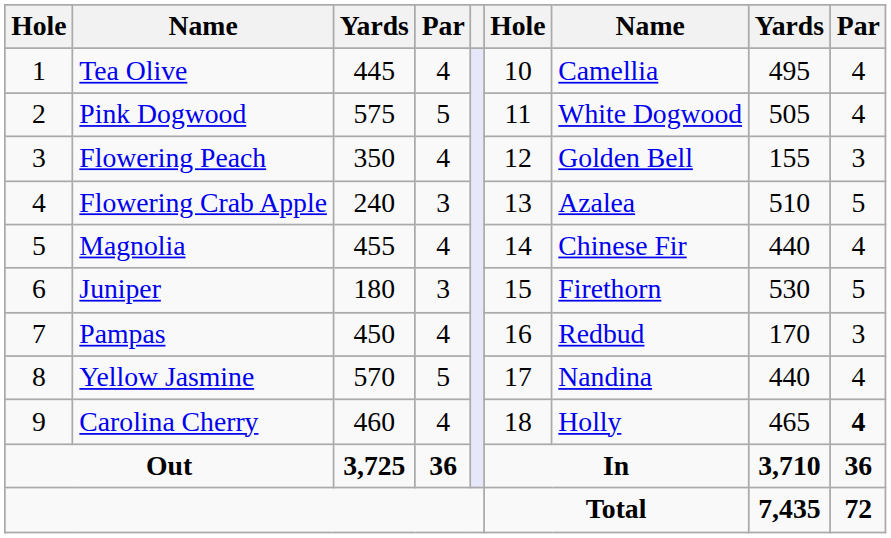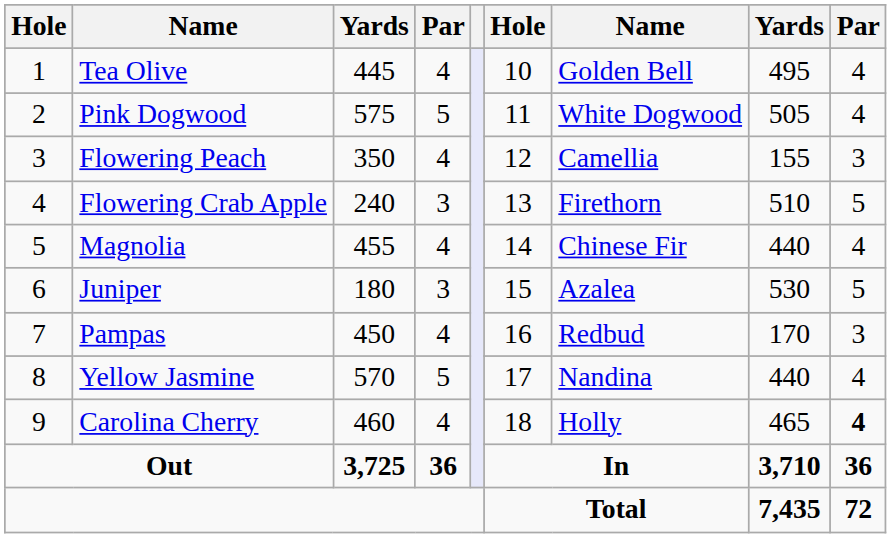(608, 70) Camellia -> (626, 70) Golden Bell
(626, 158) Golden Bell -> (608, 158) Camellia
(597, 202) Azalea -> (610, 202) Firethorn
(610, 289) Firethorn -> (597, 289) Azalea
